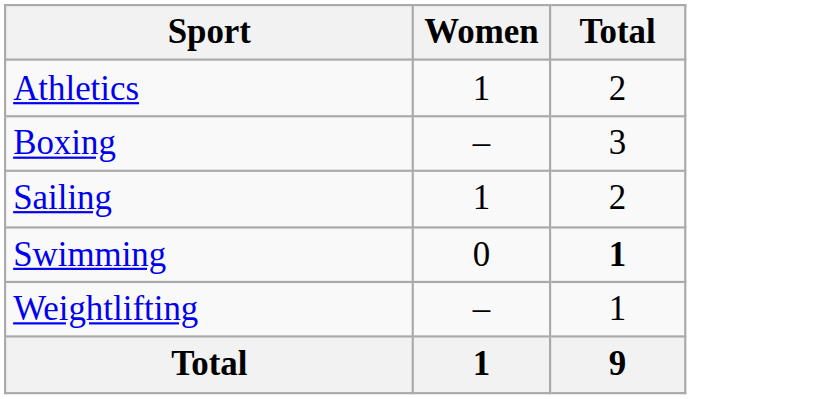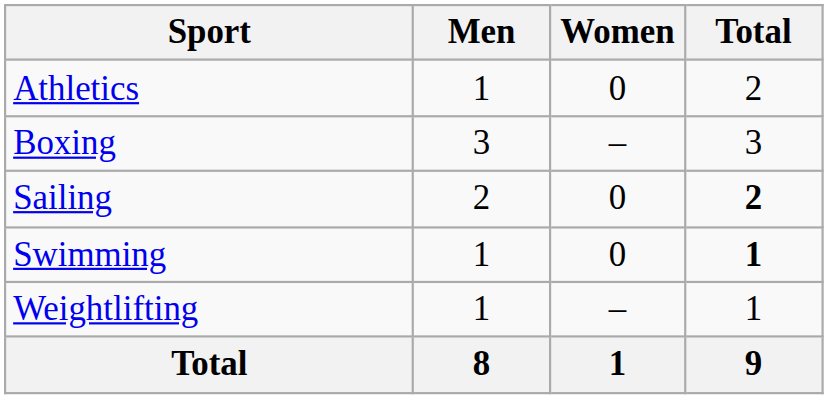+ column: (482, 32)
(482, 87) 1 -> (618, 87) 0
(482, 198) 1 -> (618, 198) 0
(618, 198) normal -> (754, 198) bold
